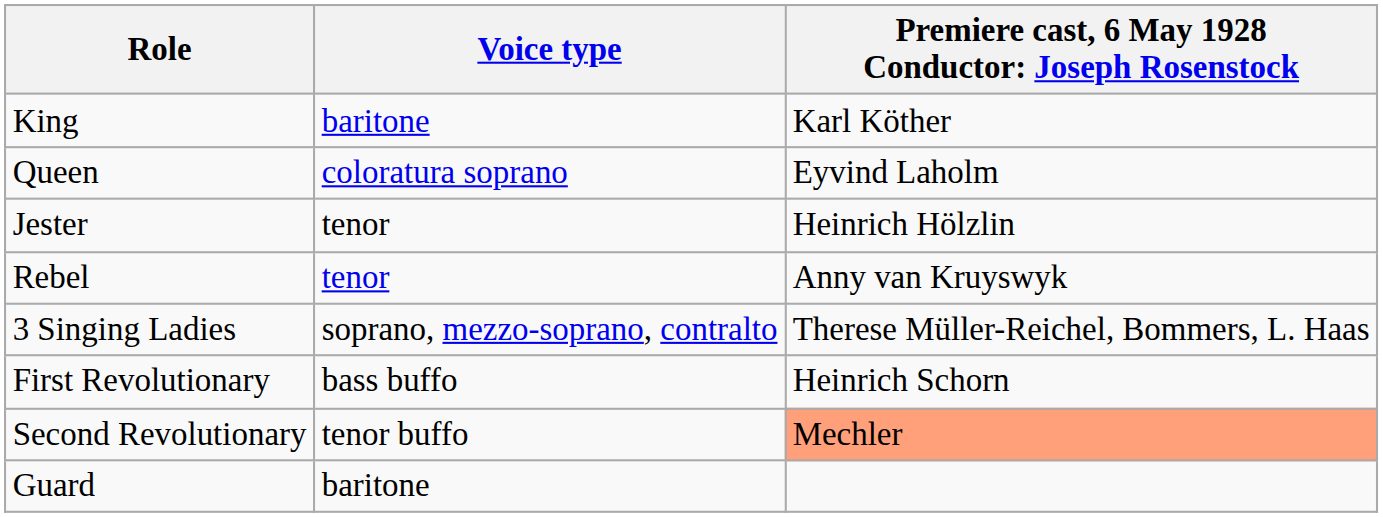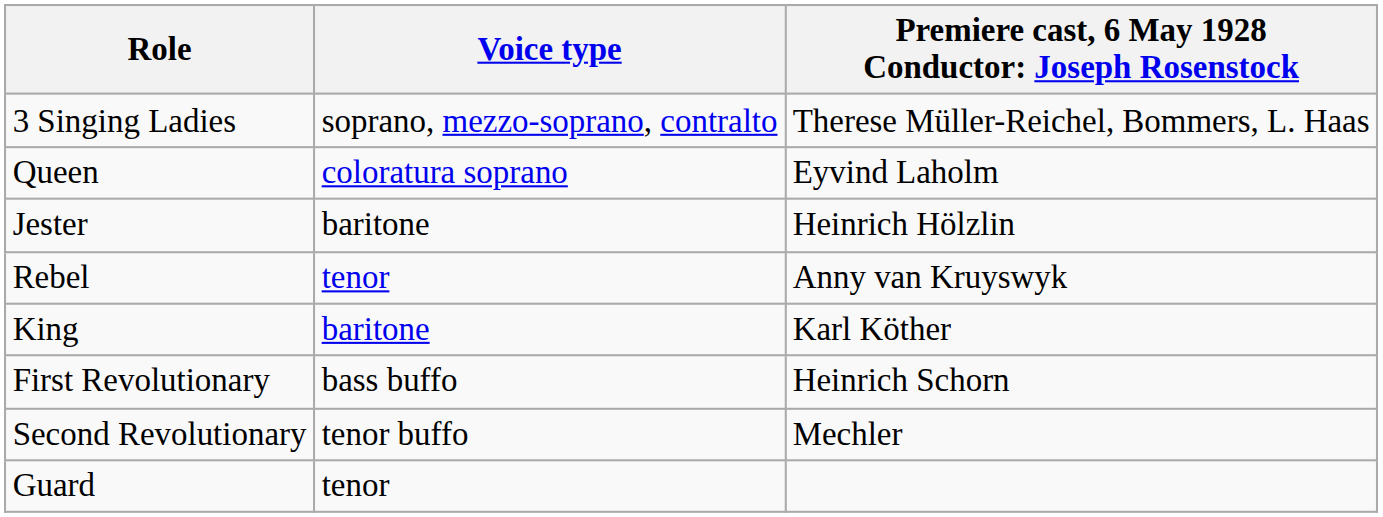rows swapped: (46, 119) <-> (124, 329)
(356, 224) tenor -> (376, 224) baritone
(848, 433) lightsalmon background -> (848, 433) no background
(376, 485) baritone -> (356, 485) tenor
